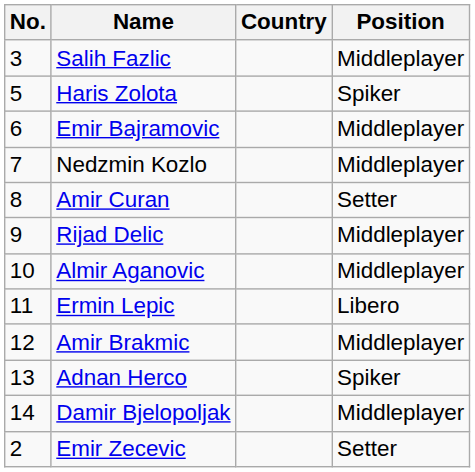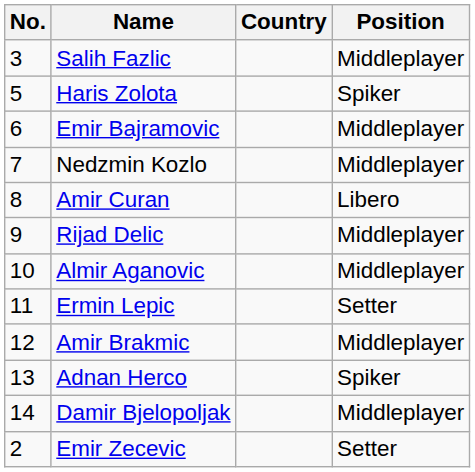(367, 199) Setter -> (368, 199) Libero
(368, 306) Libero -> (367, 306) Setter
